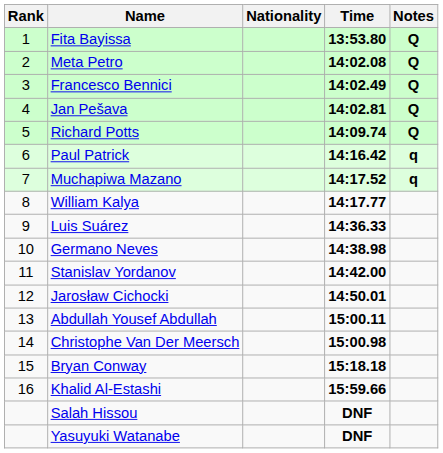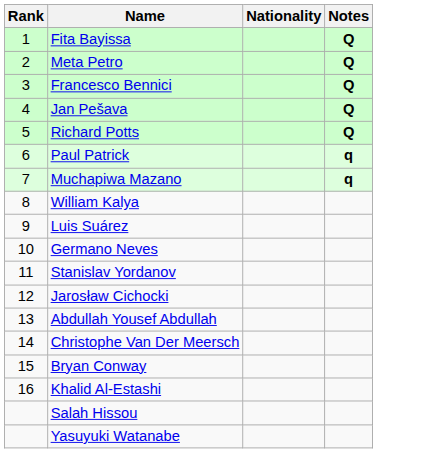- column: (357, 16)
